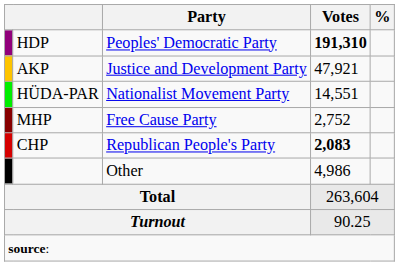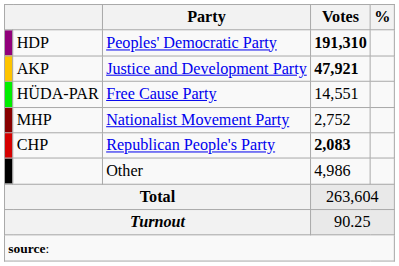(336, 68) normal -> (336, 68) bold
(198, 94) Nationalist Movement Party -> (161, 94) Free Cause Party
(161, 119) Free Cause Party -> (198, 119) Nationalist Movement Party
